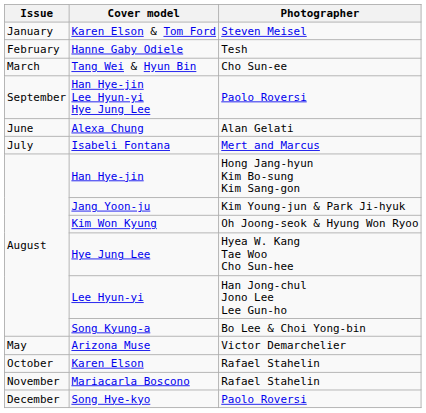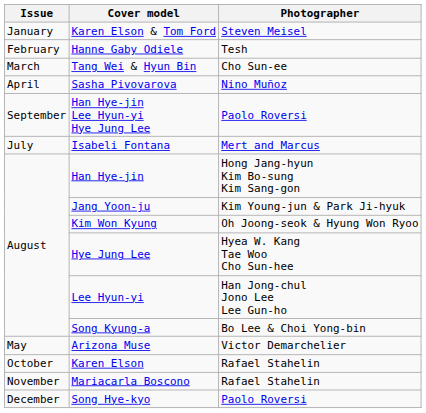+ row: (124, 85)
- row: (108, 128)
